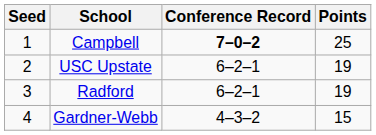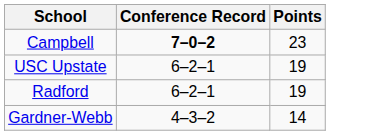- column: (27, 17)
(343, 42) 25 -> (298, 42) 23
(343, 117) 15 -> (298, 117) 14
